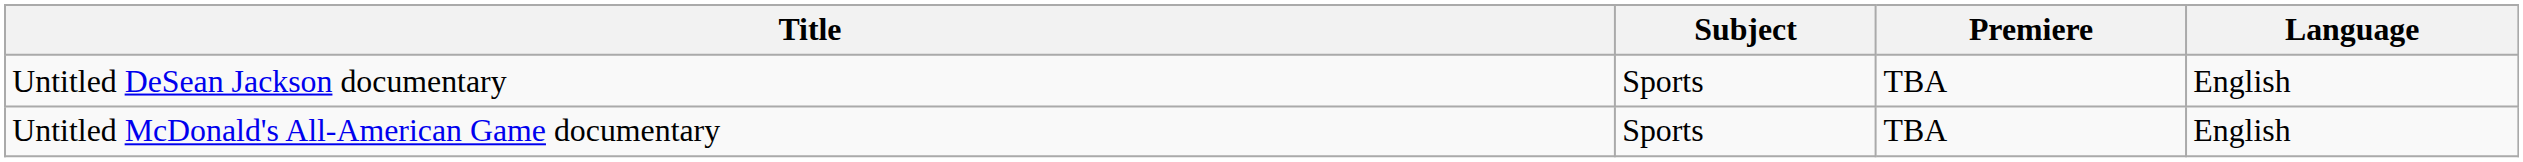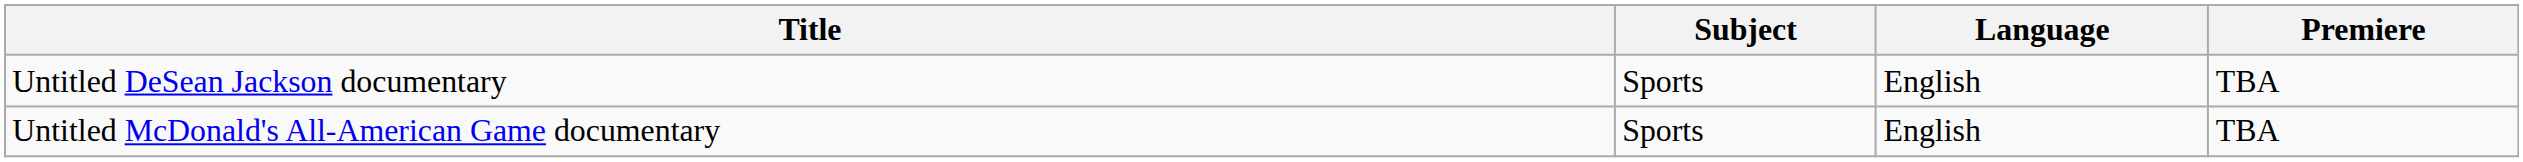columns swapped: (2031, 29) <-> (2352, 29)
